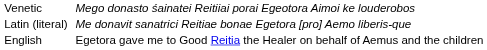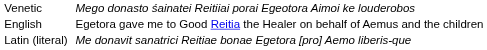rows swapped: (36, 24) <-> (23, 40)
